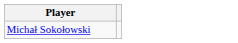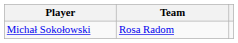+ column: (173, 13)
